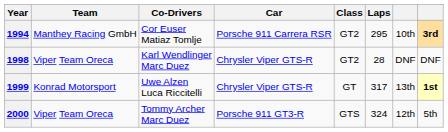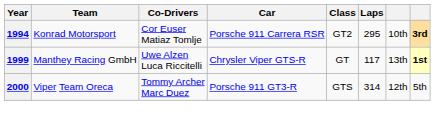(85, 34) Manthey Racing GmbH -> (75, 34) Konrad Motorsport
- row: (18, 61)
(75, 87) Konrad Motorsport -> (85, 61) Manthey Racing GmbH
(379, 87) 317 -> (372, 61) 117
(379, 114) 324 -> (372, 87) 314
